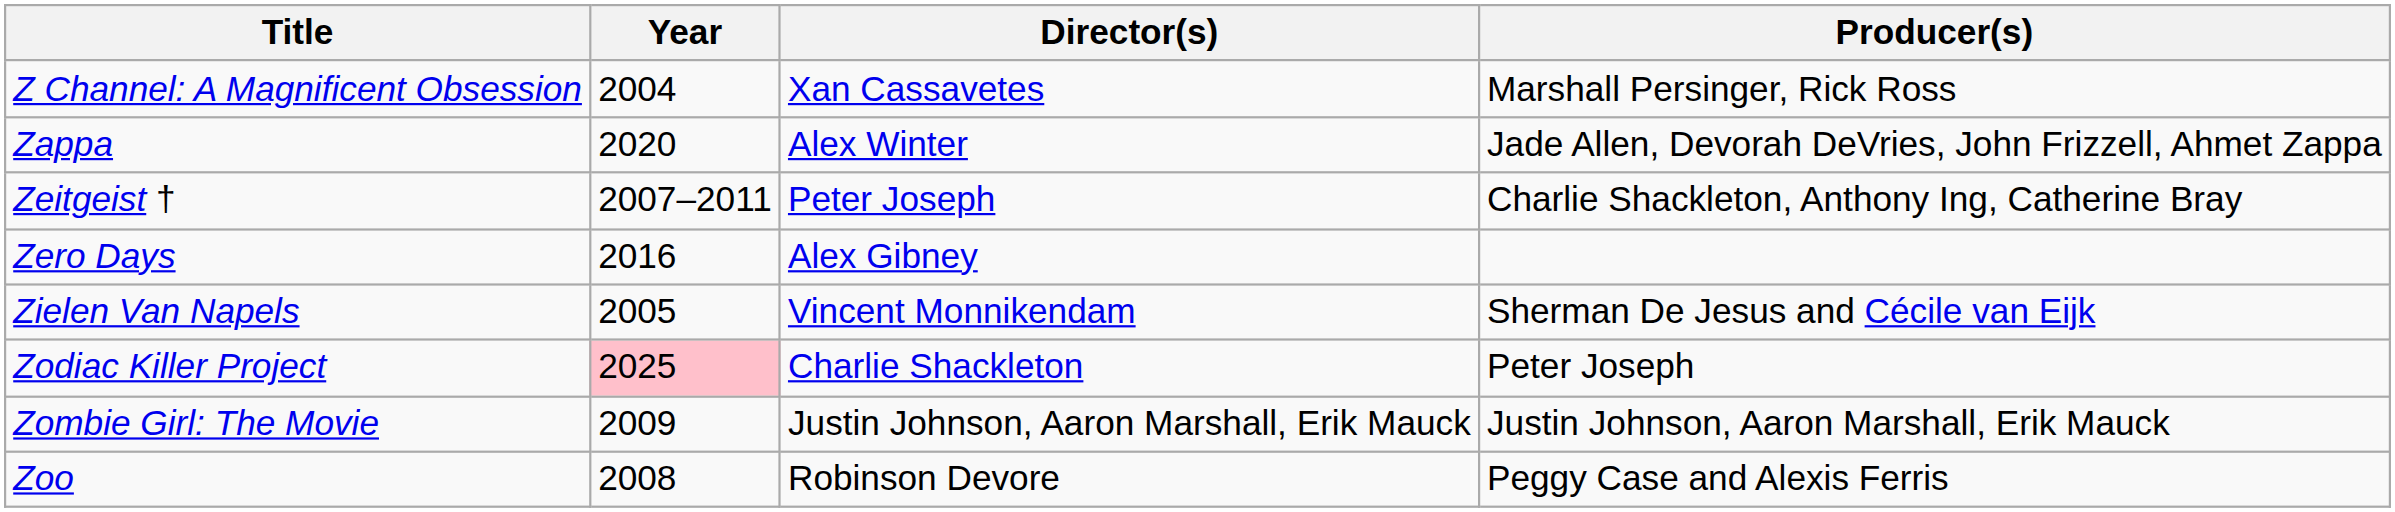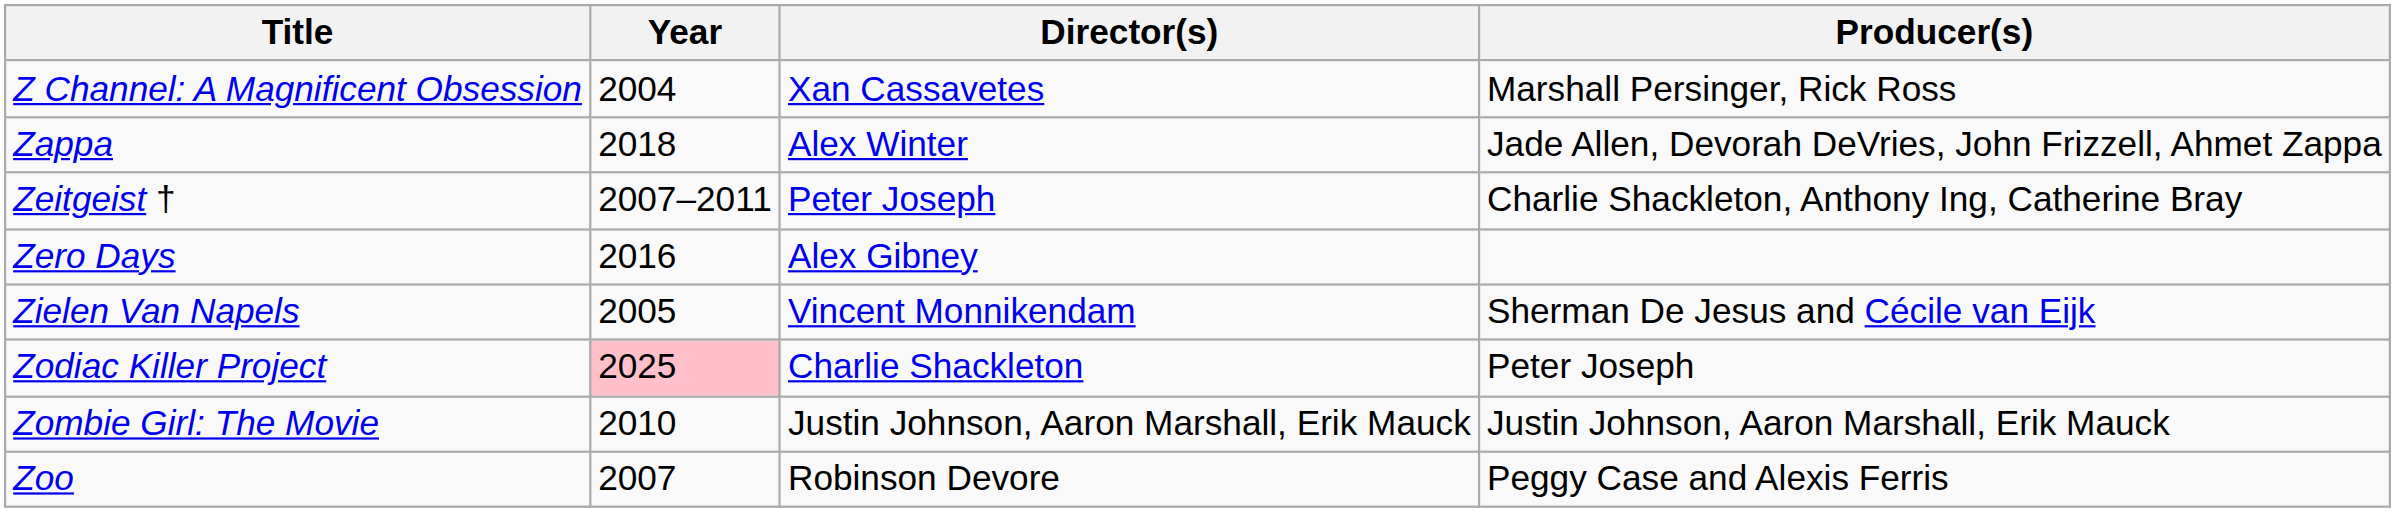(637, 144) 2020 -> (637, 144) 2018
(637, 423) 2009 -> (637, 423) 2010
(637, 479) 2008 -> (637, 479) 2007
